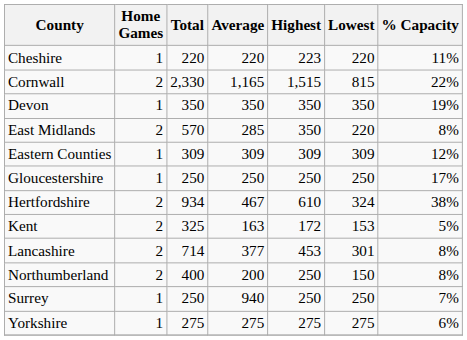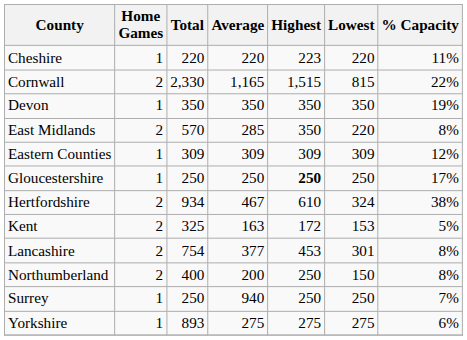(310, 178) normal -> (310, 178) bold
(193, 250) 714 -> (193, 250) 754
(193, 322) 275 -> (193, 322) 893
